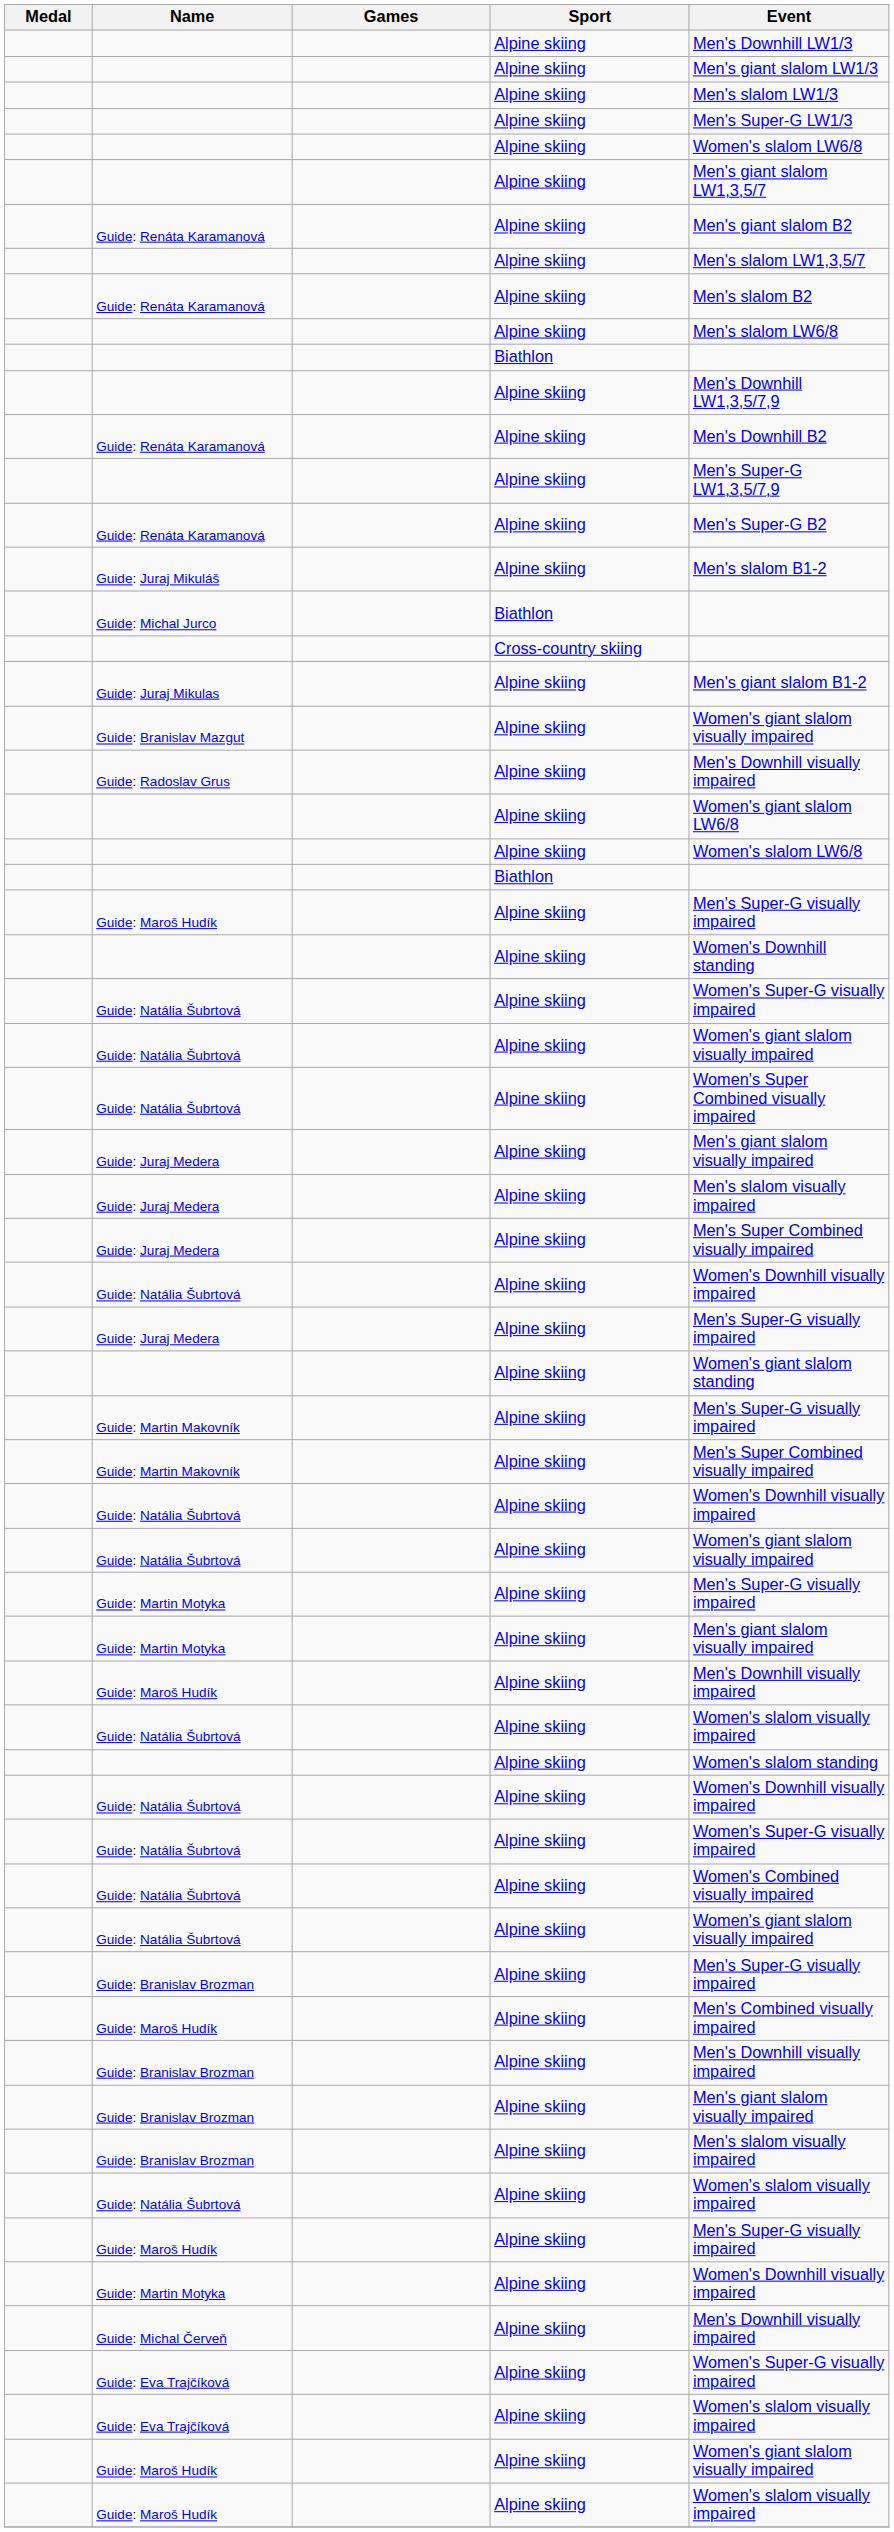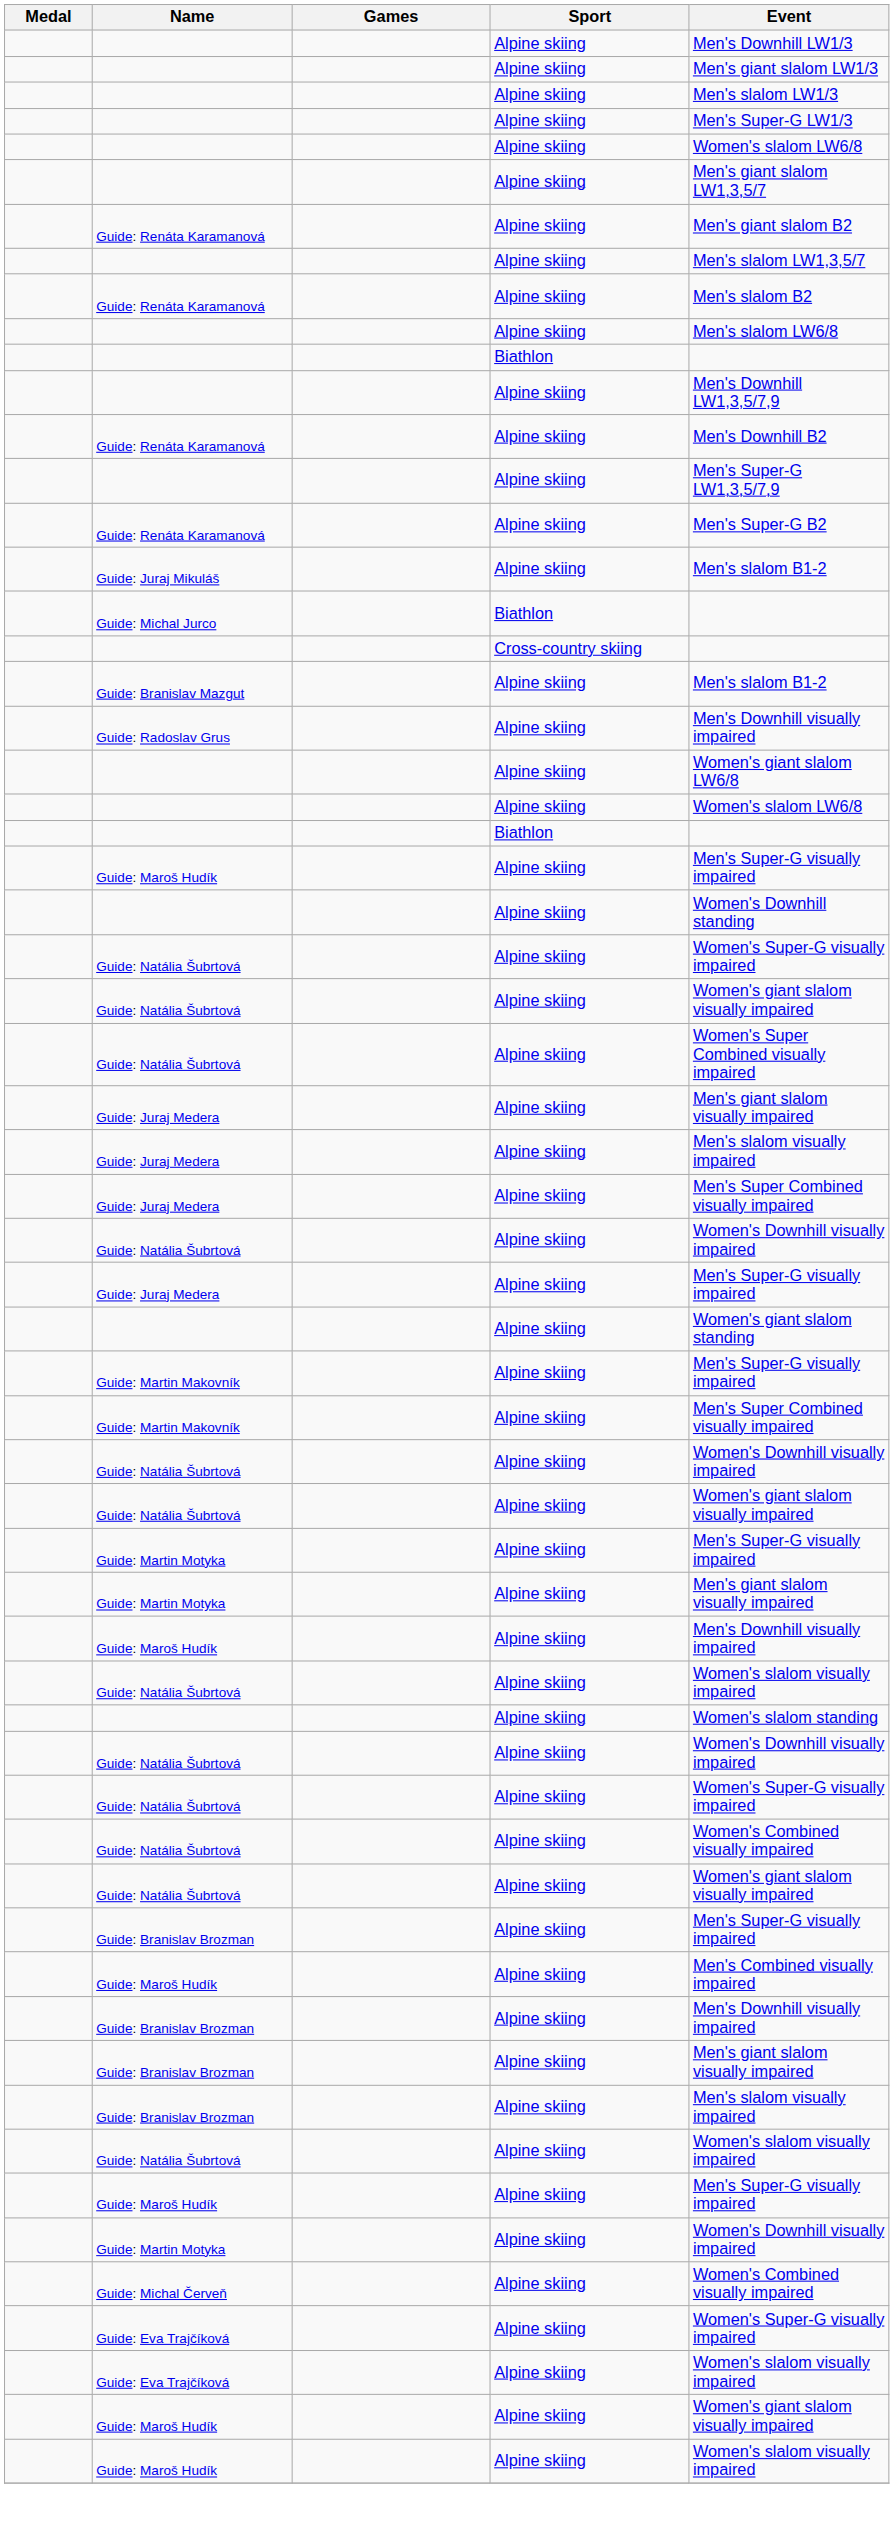- row: (158, 693)
(772, 727) Women's giant slalom visually impaired -> (760, 683) Men's slalom B1-2
(777, 2328) Men's Downhill visually impaired -> (766, 2283) Women's Combined visually impaired
